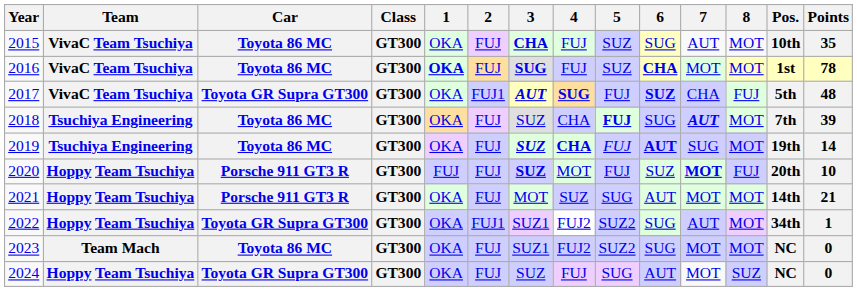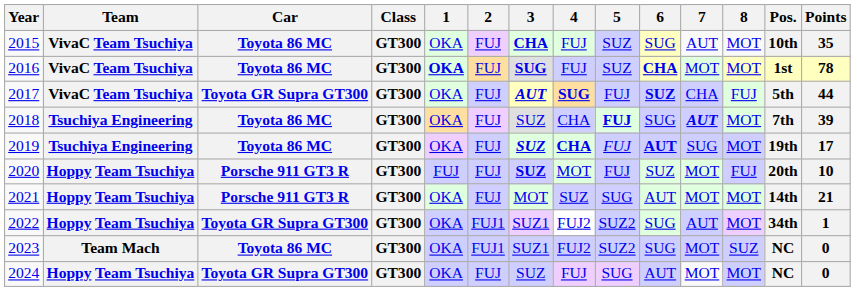(488, 94) FUJ1 -> (488, 94) FUJ
(828, 94) 48 -> (826, 94) 44
(828, 145) 14 -> (826, 145) 17
(703, 171) bold -> (702, 171) normal
(488, 248) FUJ -> (488, 248) FUJ1
(746, 248) MOT -> (744, 248) SUZ
(746, 274) SUZ -> (744, 274) MOT
